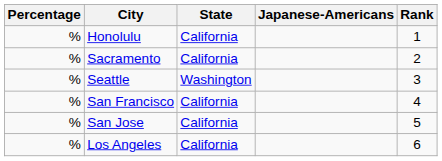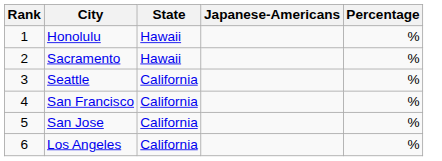columns swapped: (417, 15) <-> (44, 15)
(209, 36) California -> (161, 36) Hawaii
(209, 58) California -> (161, 58) Hawaii
(216, 79) Washington -> (169, 79) California
